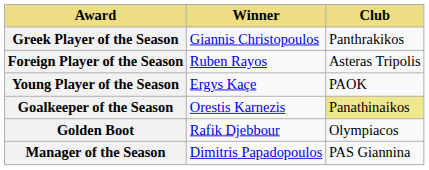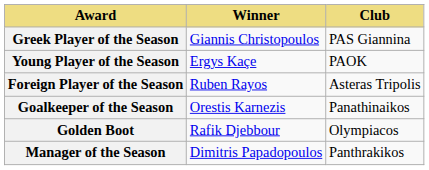(366, 38) Panthrakikos -> (370, 38) PAS Giannina
rows swapped: (95, 61) <-> (95, 84)
(369, 107) khaki background -> (369, 107) no background
(370, 152) PAS Giannina -> (366, 152) Panthrakikos
